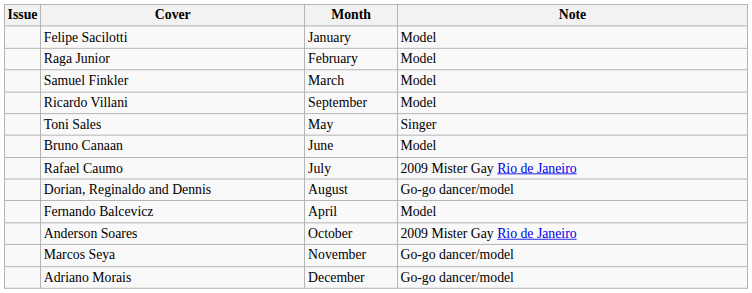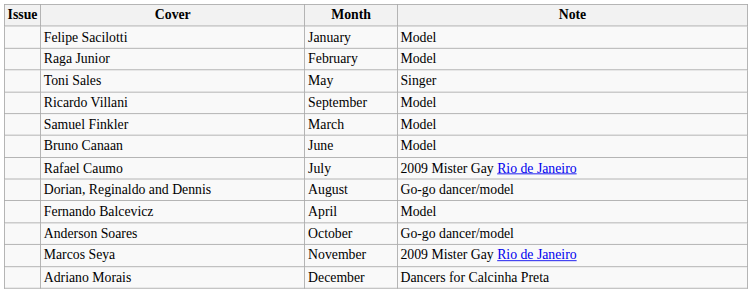rows swapped: (86, 80) <-> (73, 124)
(489, 233) 2009 Mister Gay Rio de Janeiro -> (457, 233) Go-go dancer/model
(457, 255) Go-go dancer/model -> (489, 255) 2009 Mister Gay Rio de Janeiro
(457, 277) Go-go dancer/model -> (475, 277) Dancers for Calcinha Preta
